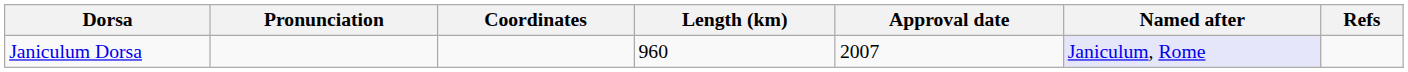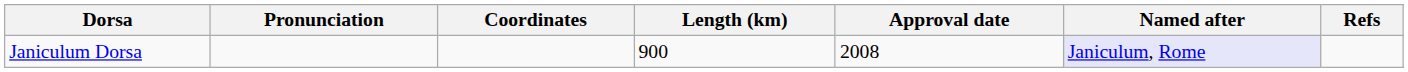(653, 51) 960 -> (653, 51) 900
(860, 51) 2007 -> (860, 51) 2008
